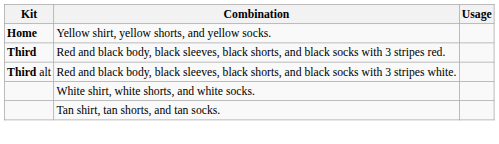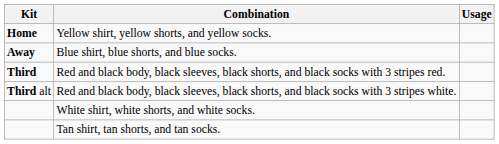+ row: (147, 52)
